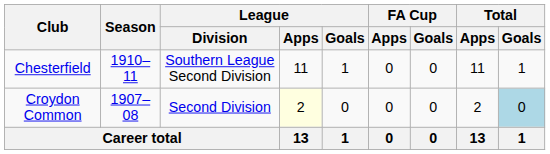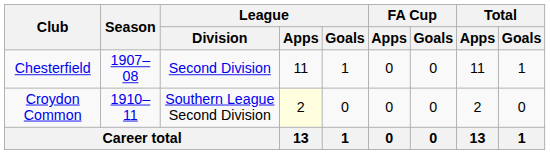(130, 68) 1910–11 -> (130, 68) 1907–08
(220, 68) Southern League Second Division -> (220, 68) Second Division
(130, 107) 1907–08 -> (130, 107) 1910–11
(220, 107) Second Division -> (220, 107) Southern League Second Division
(522, 107) lightblue background -> (522, 107) no background
